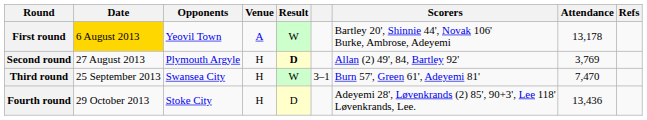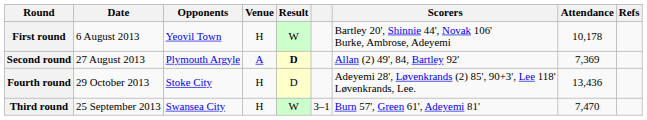(108, 36) gold background -> (108, 36) no background
(259, 36) A -> (259, 36) H
(587, 36) 13,178 -> (587, 36) 10,178
(259, 59) H -> (259, 59) A
(587, 59) 3,769 -> (587, 59) 7,369
rows swapped: (39, 77) <-> (39, 100)
